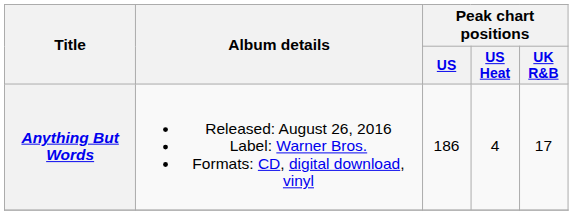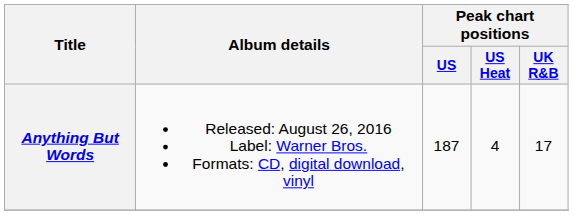(447, 146) 186 -> (447, 146) 187
